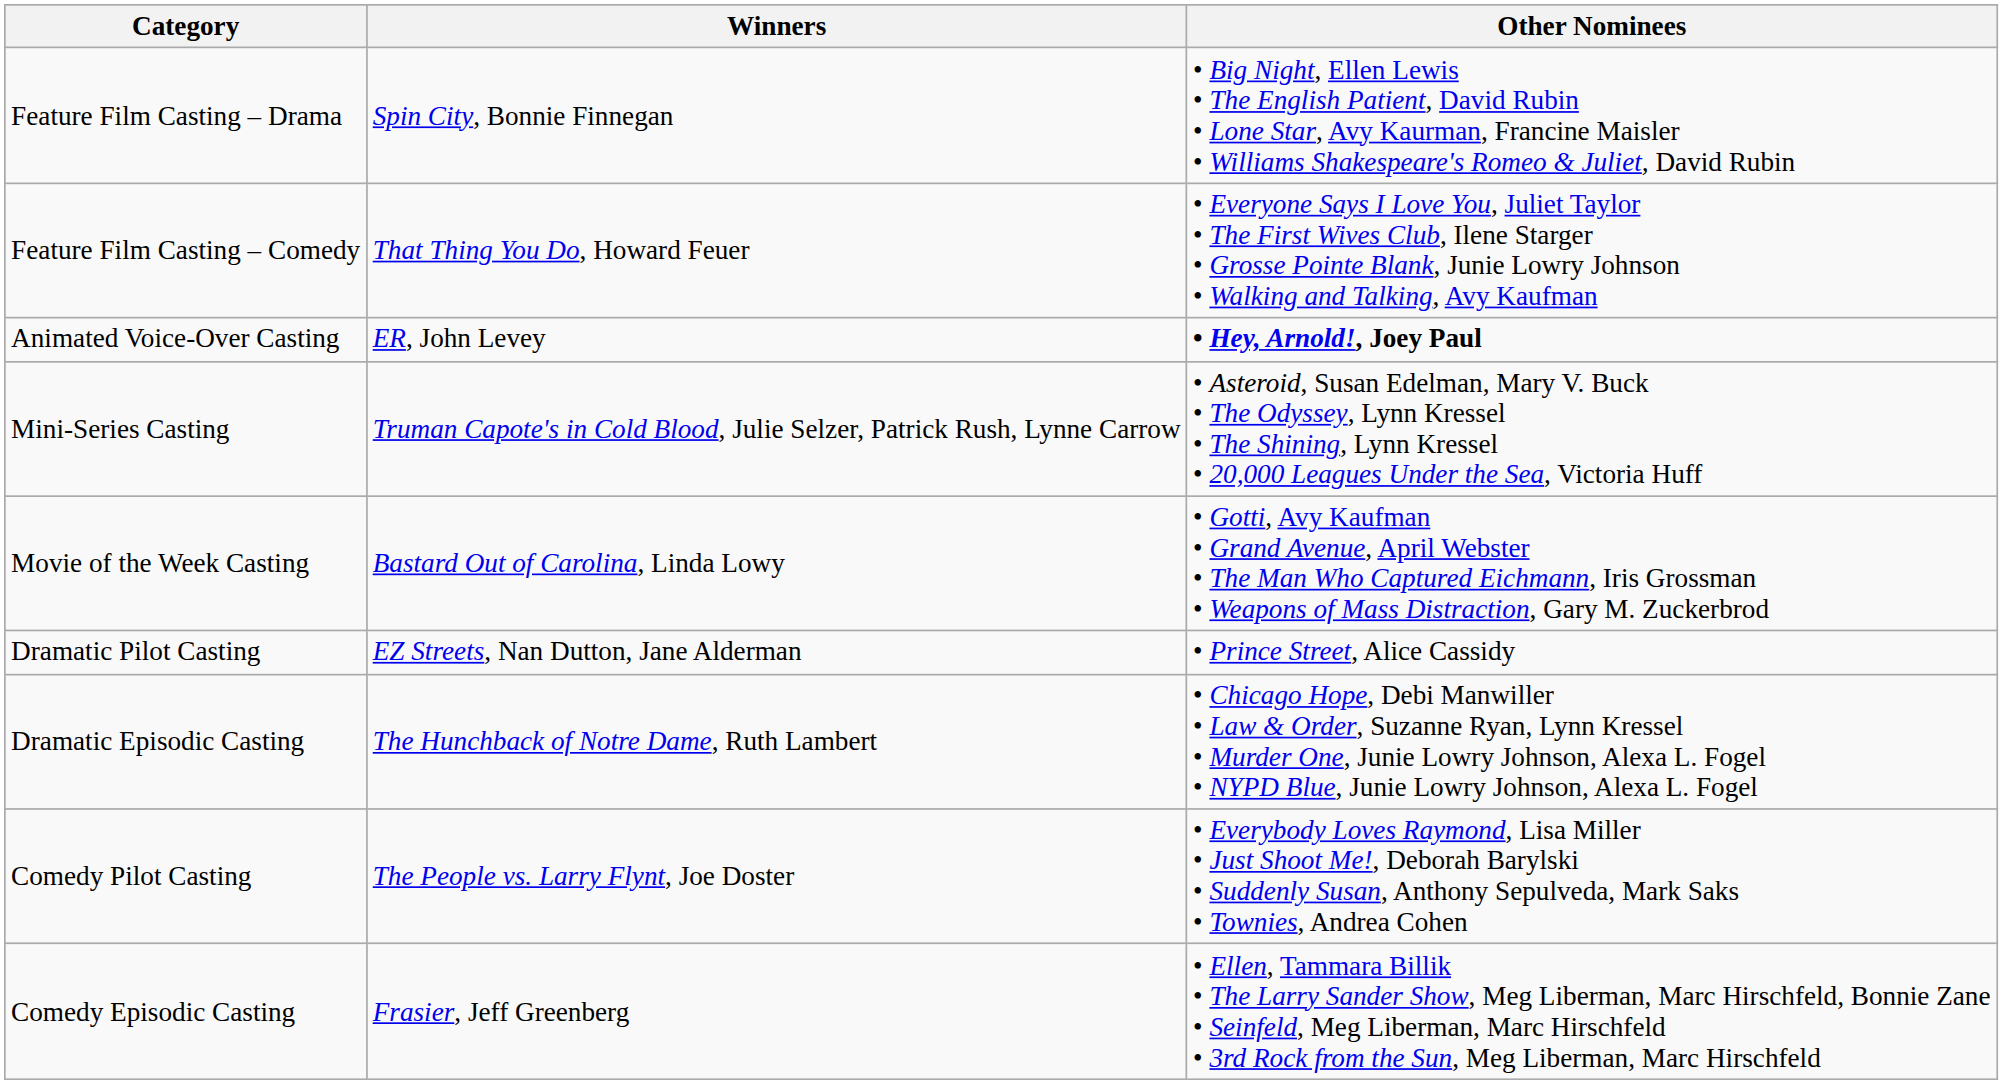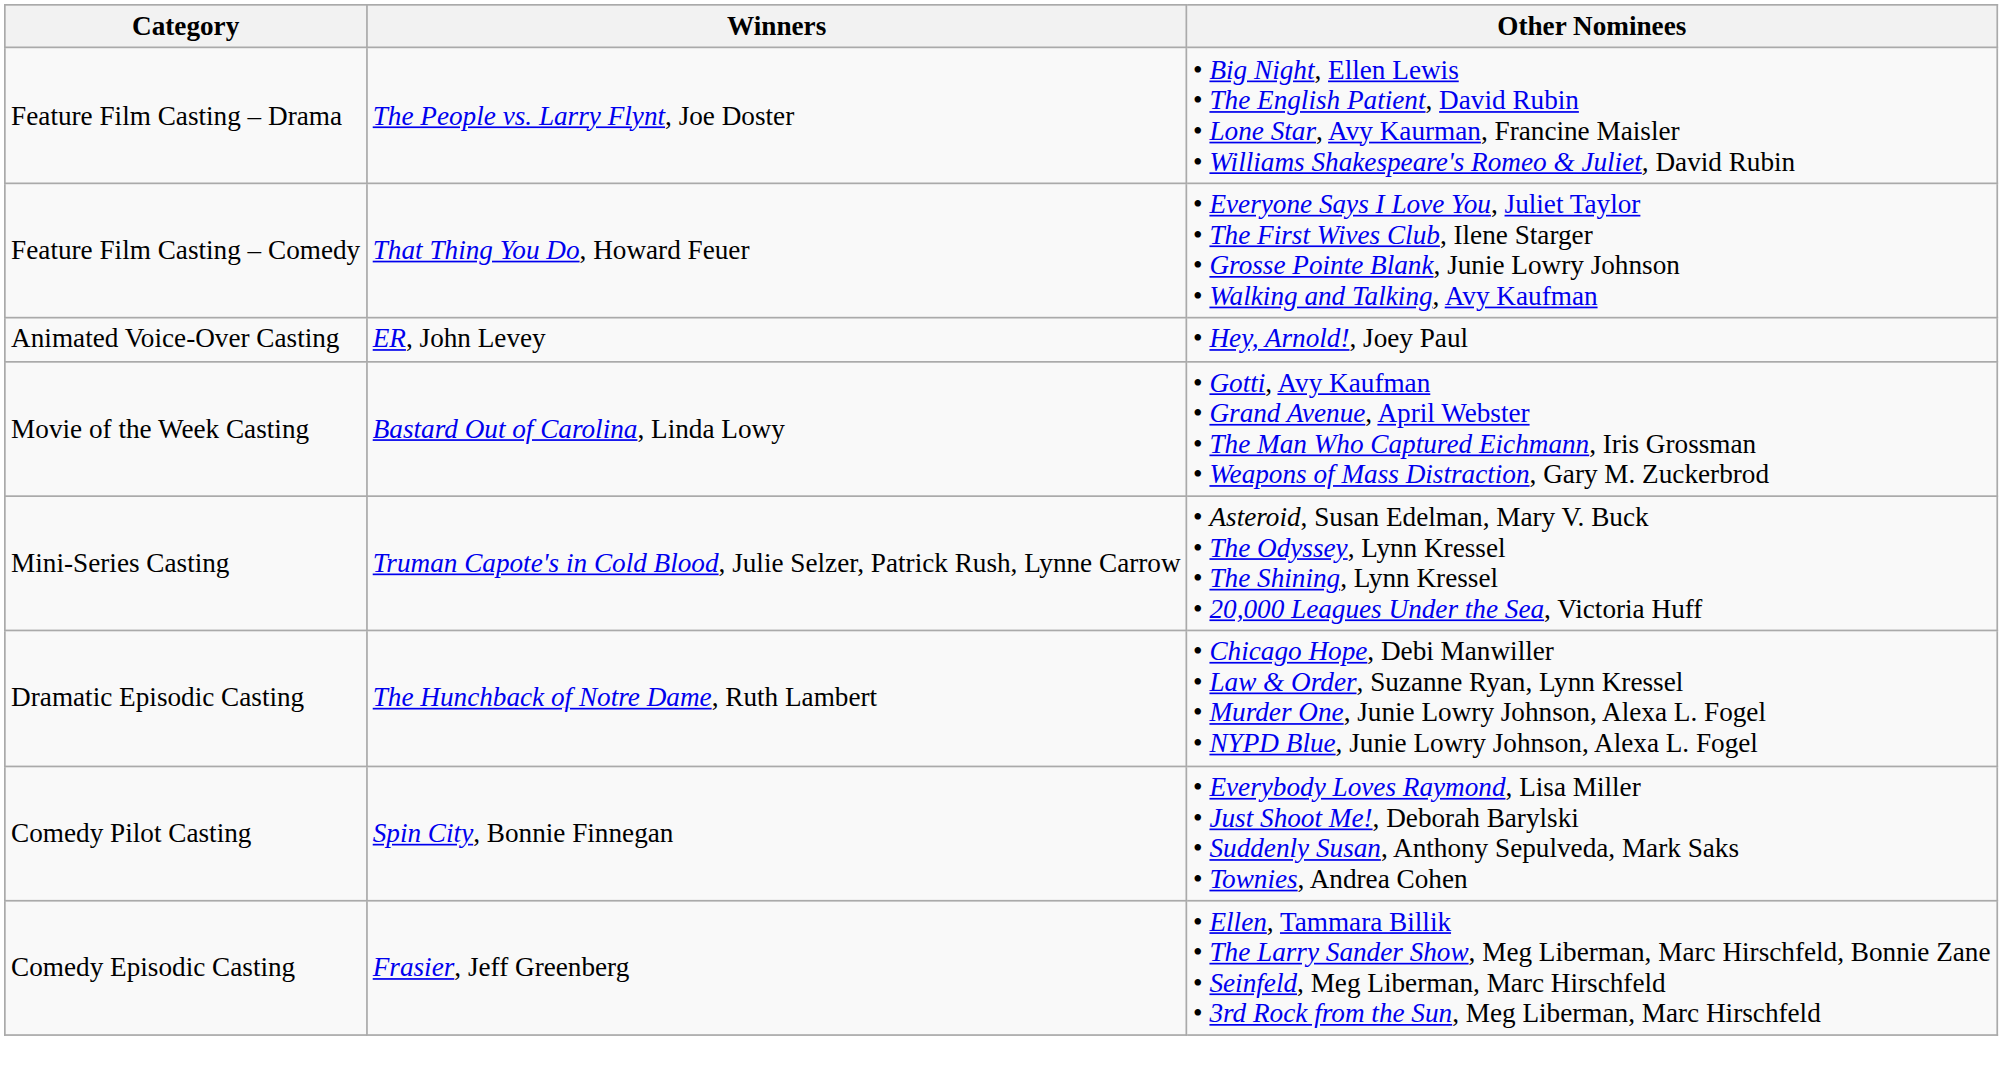(523, 115) Spin City, Bonnie Finnegan -> (583, 115) The People vs. Larry Flynt, Joe Doster
(1337, 339) bold -> (1331, 339) normal
rows swapped: (120, 428) <-> (160, 563)
- row: (136, 652)
(583, 876) The People vs. Larry Flynt, Joe Doster -> (523, 832) Spin City, Bonnie Finnegan
